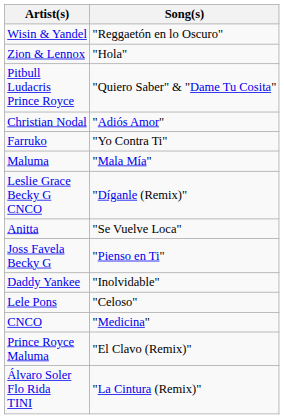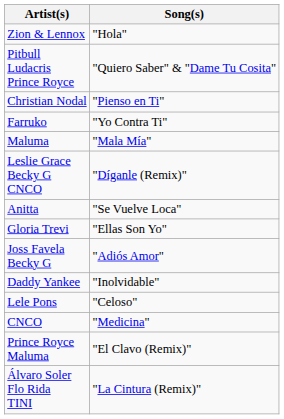- row: (47, 34)
(128, 121) "Adiós Amor" -> (128, 101) "Pienso en Ti"
+ row: (38, 228)
(129, 255) "Pienso en Ti" -> (128, 255) "Adiós Amor"
